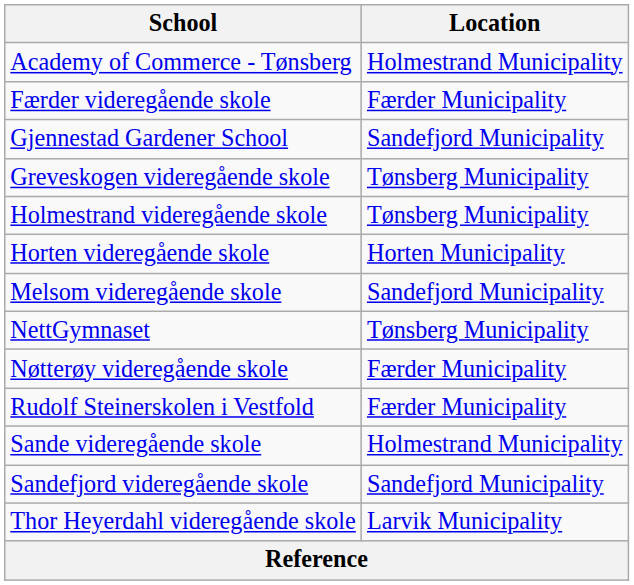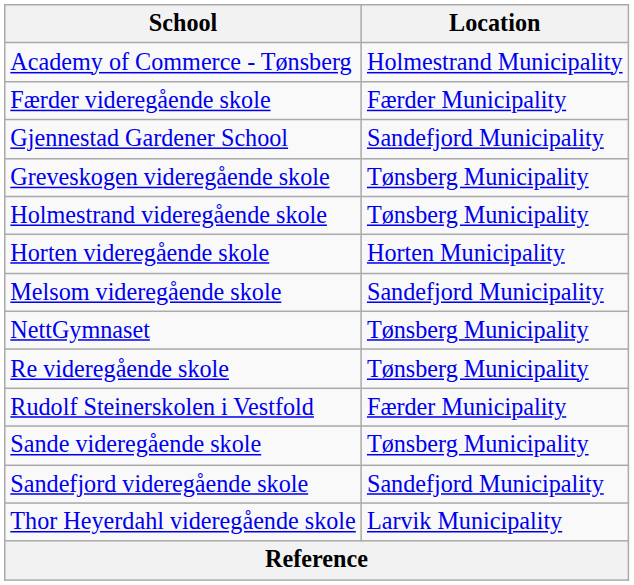- row: (149, 368)
+ row: (120, 368)
(495, 445) Holmestrand Municipality -> (478, 445) Tønsberg Municipality
